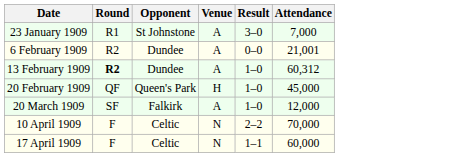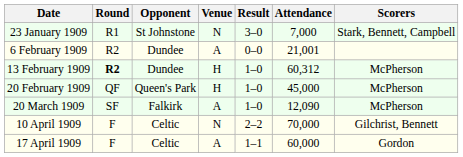+ column: (396, 13)
(217, 32) A -> (217, 32) N
(217, 69) A -> (217, 69) H
(303, 106) 12,000 -> (303, 106) 12,090
(217, 143) N -> (217, 143) A
